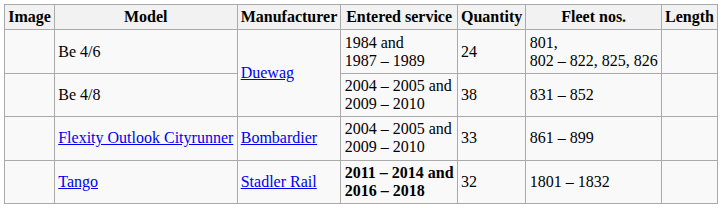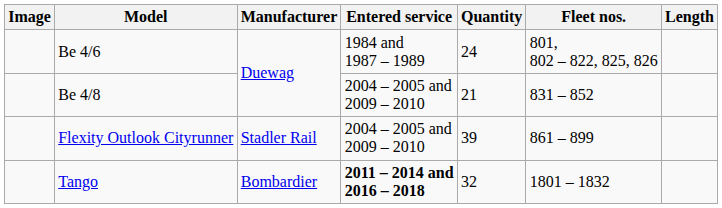(469, 94) 38 -> (469, 94) 21
(279, 138) Bombardier -> (279, 138) Stadler Rail
(469, 138) 33 -> (469, 138) 39
(279, 181) Stadler Rail -> (279, 181) Bombardier
